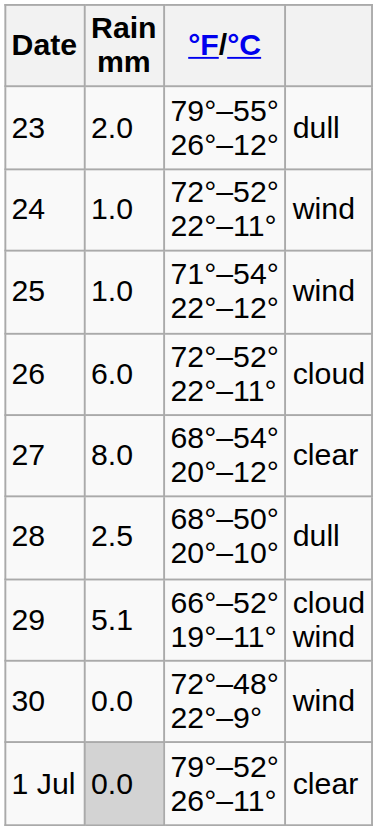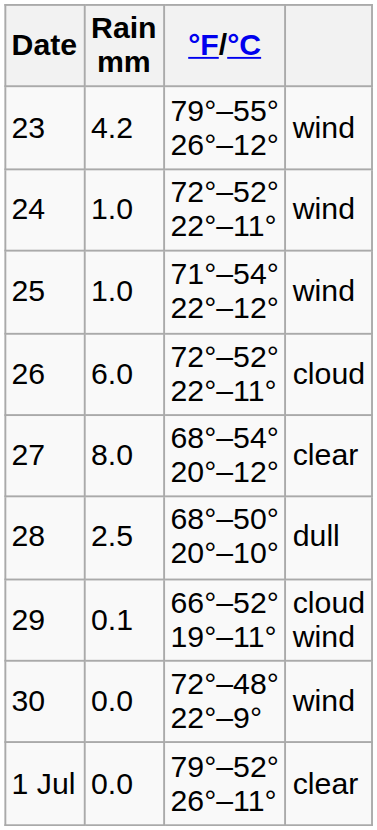(112, 127) 2.0 -> (112, 127) 4.2
(316, 127) dull -> (324, 127) wind
(112, 619) 5.1 -> (112, 619) 0.1
(112, 783) lightgrey background -> (112, 783) no background
